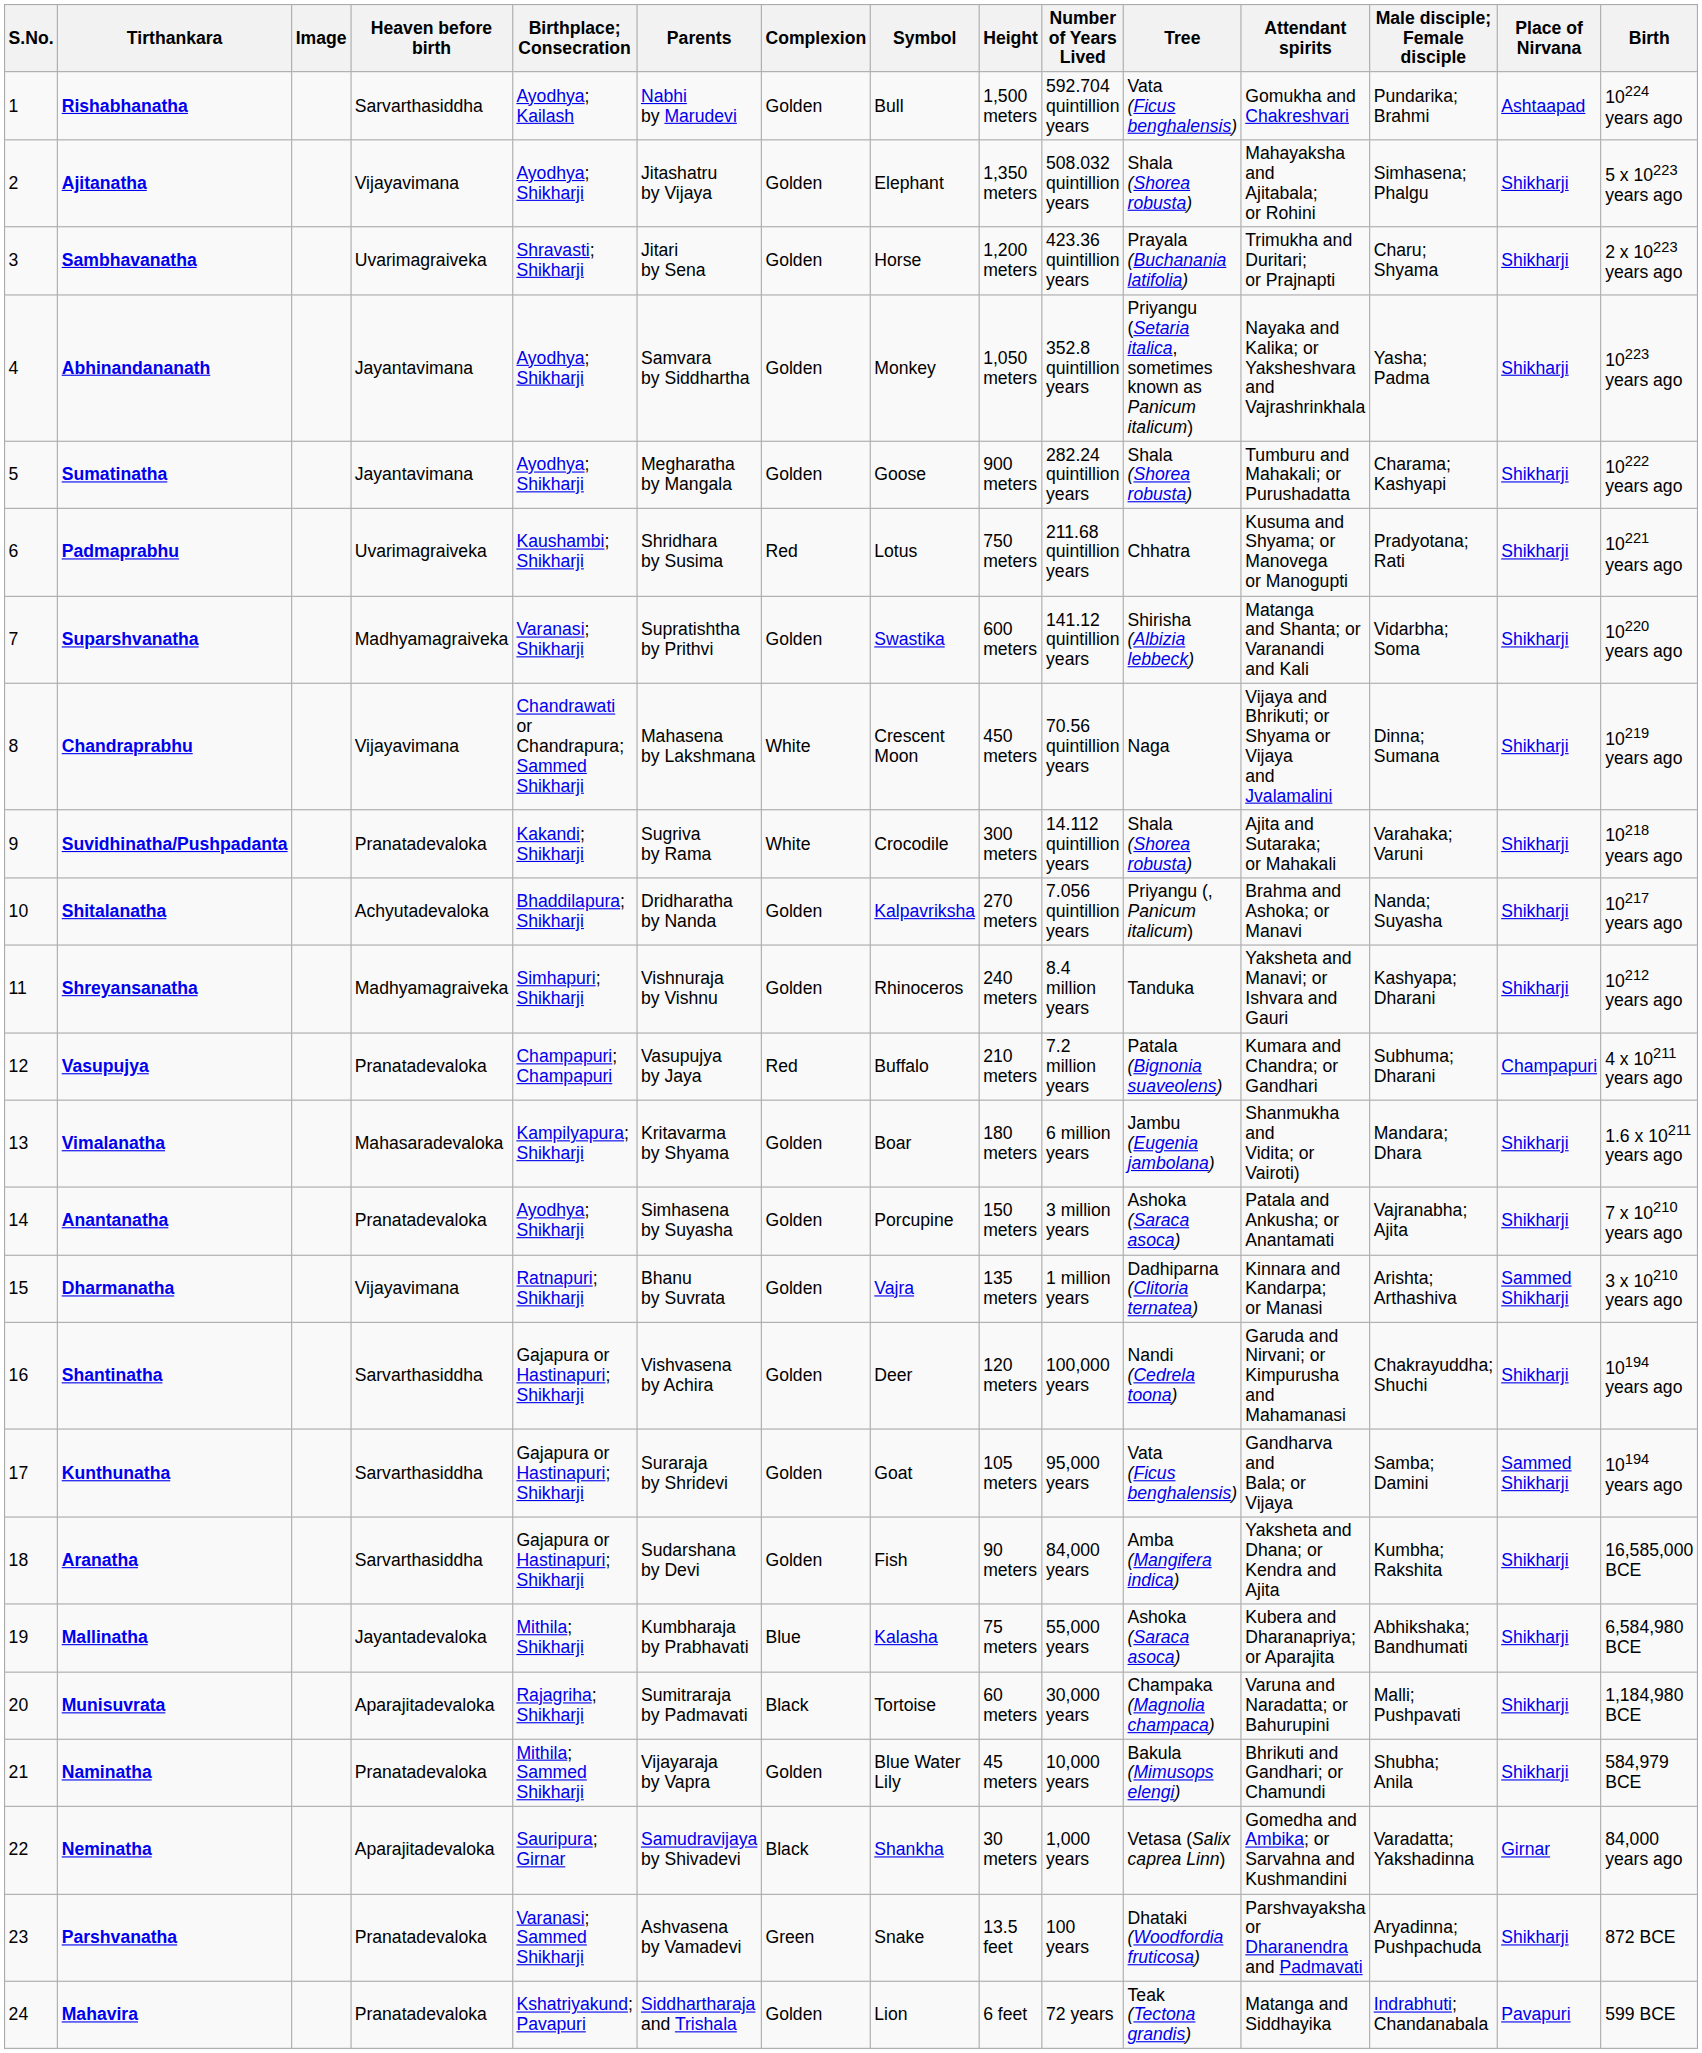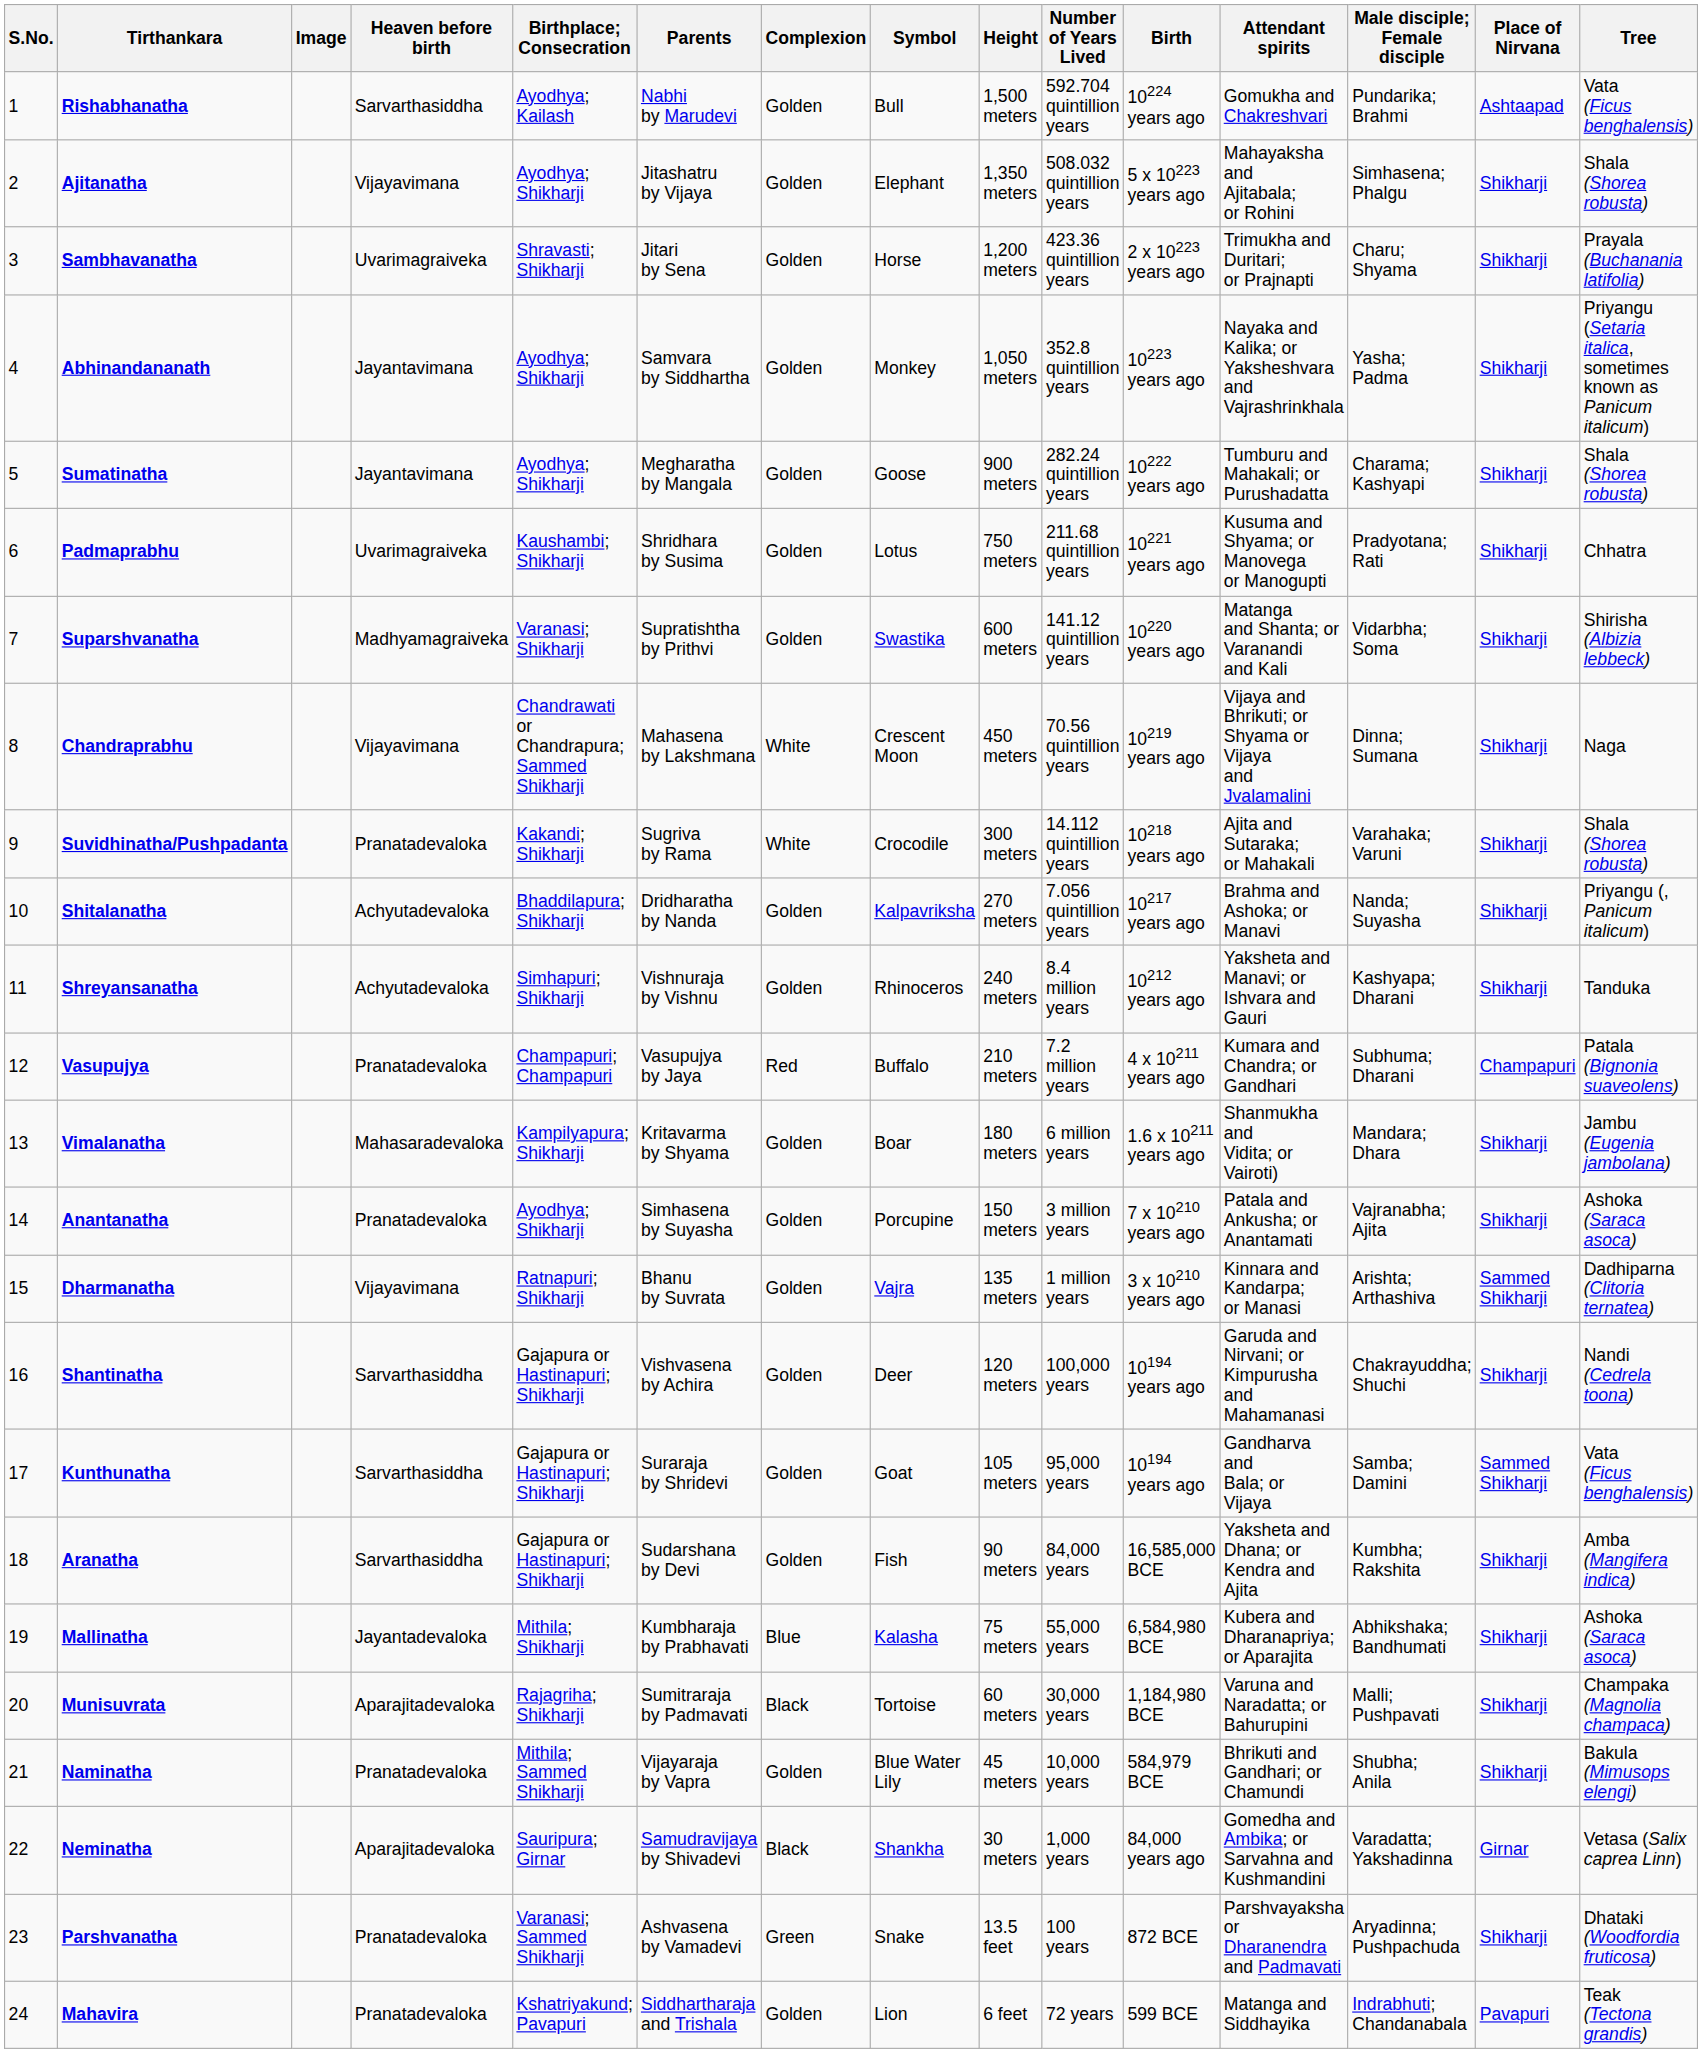columns swapped: (1182, 38) <-> (1649, 38)
(782, 552) Red -> (794, 552) Golden
(431, 988) Madhyamagraiveka -> (422, 988) Achyutadevaloka
